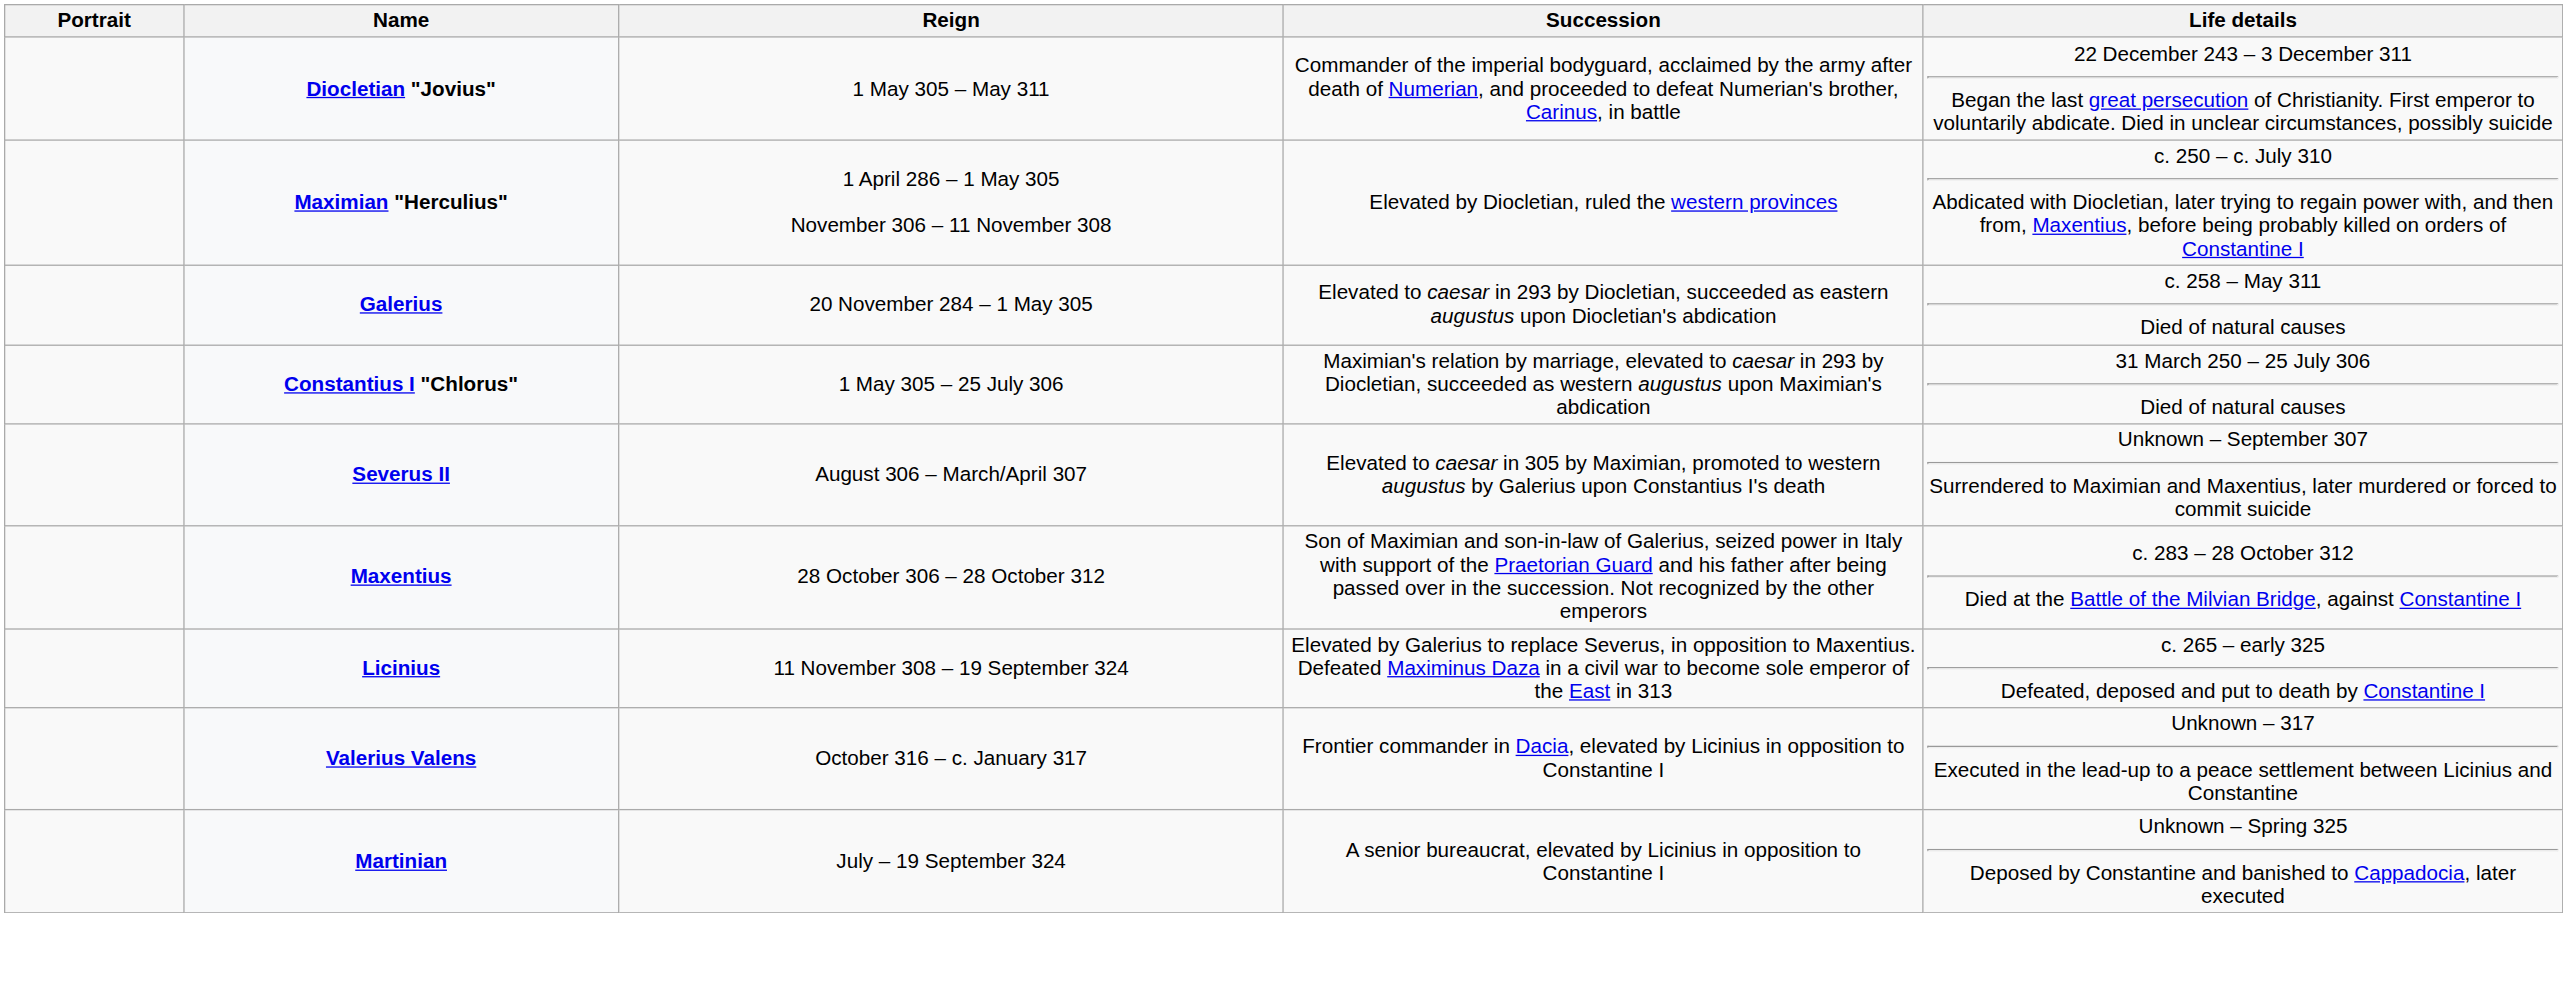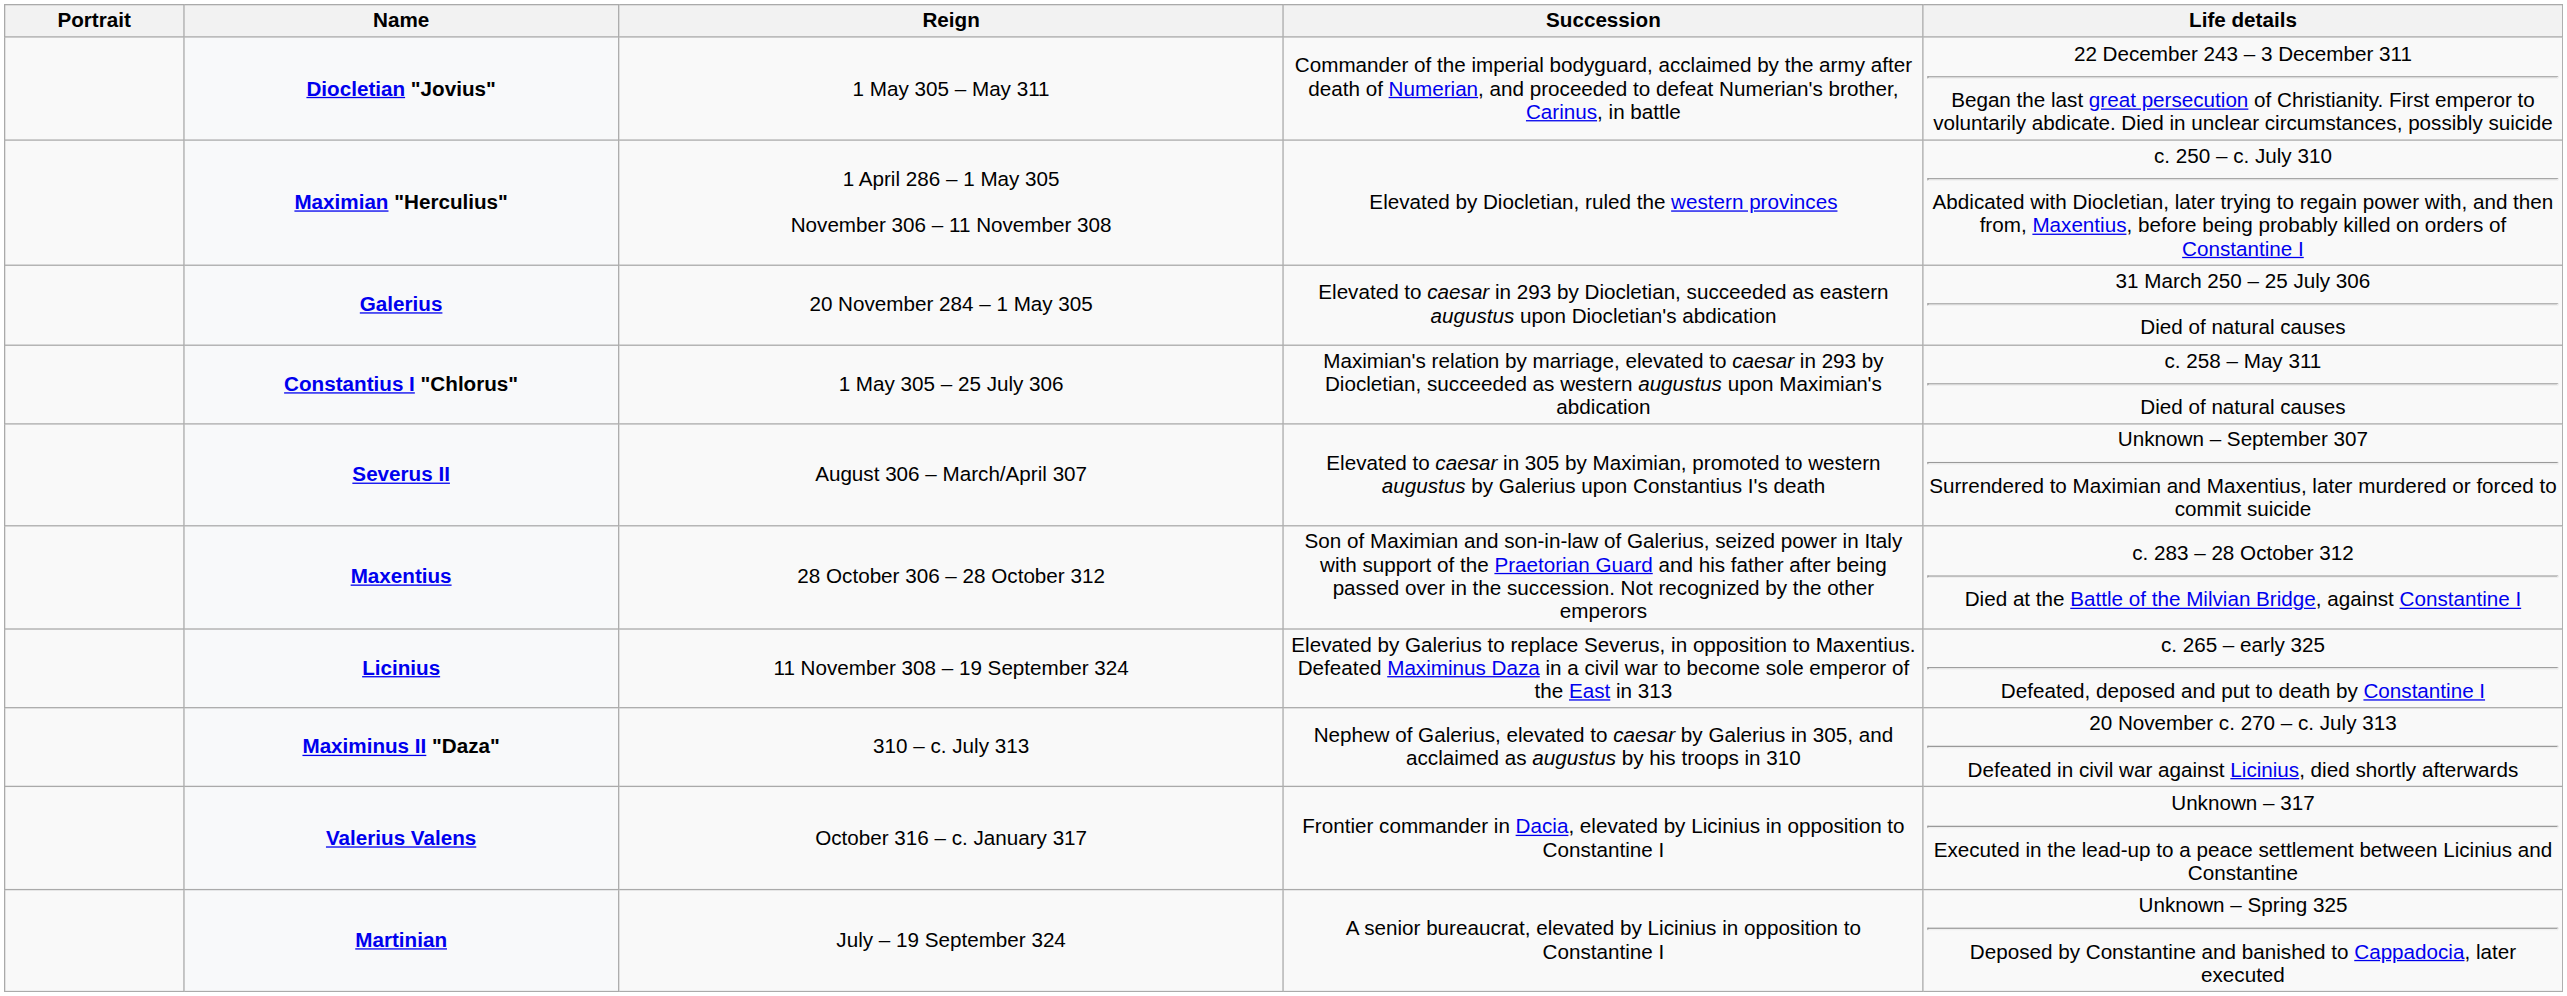(2243, 304) c. 258 – May 311 Died of natural causes -> (2243, 304) 31 March 250 – 25 July 306 Died of natural causes
(2243, 384) 31 March 250 – 25 July 306 Died of natural causes -> (2243, 384) c. 258 – May 311 Died of natural causes
+ row: (401, 747)
